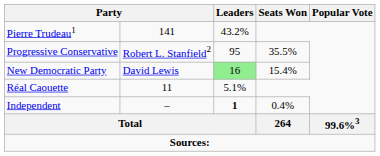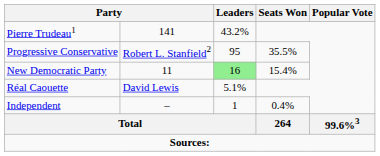(151, 70) David Lewis -> (167, 70) 11
(167, 88) 11 -> (151, 88) David Lewis
(235, 105) bold -> (235, 105) normal
